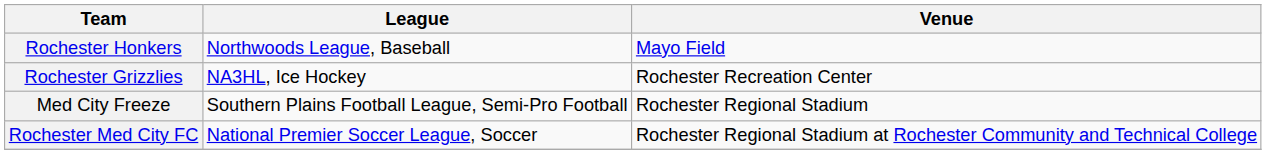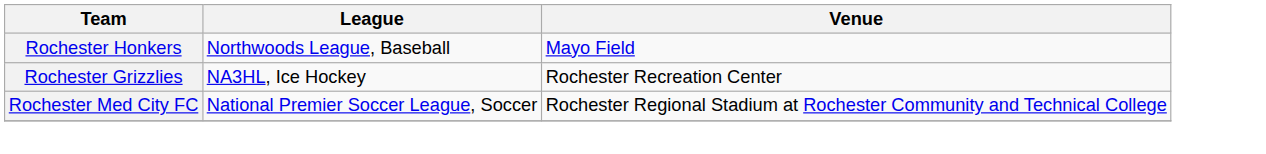- row: (104, 105)
